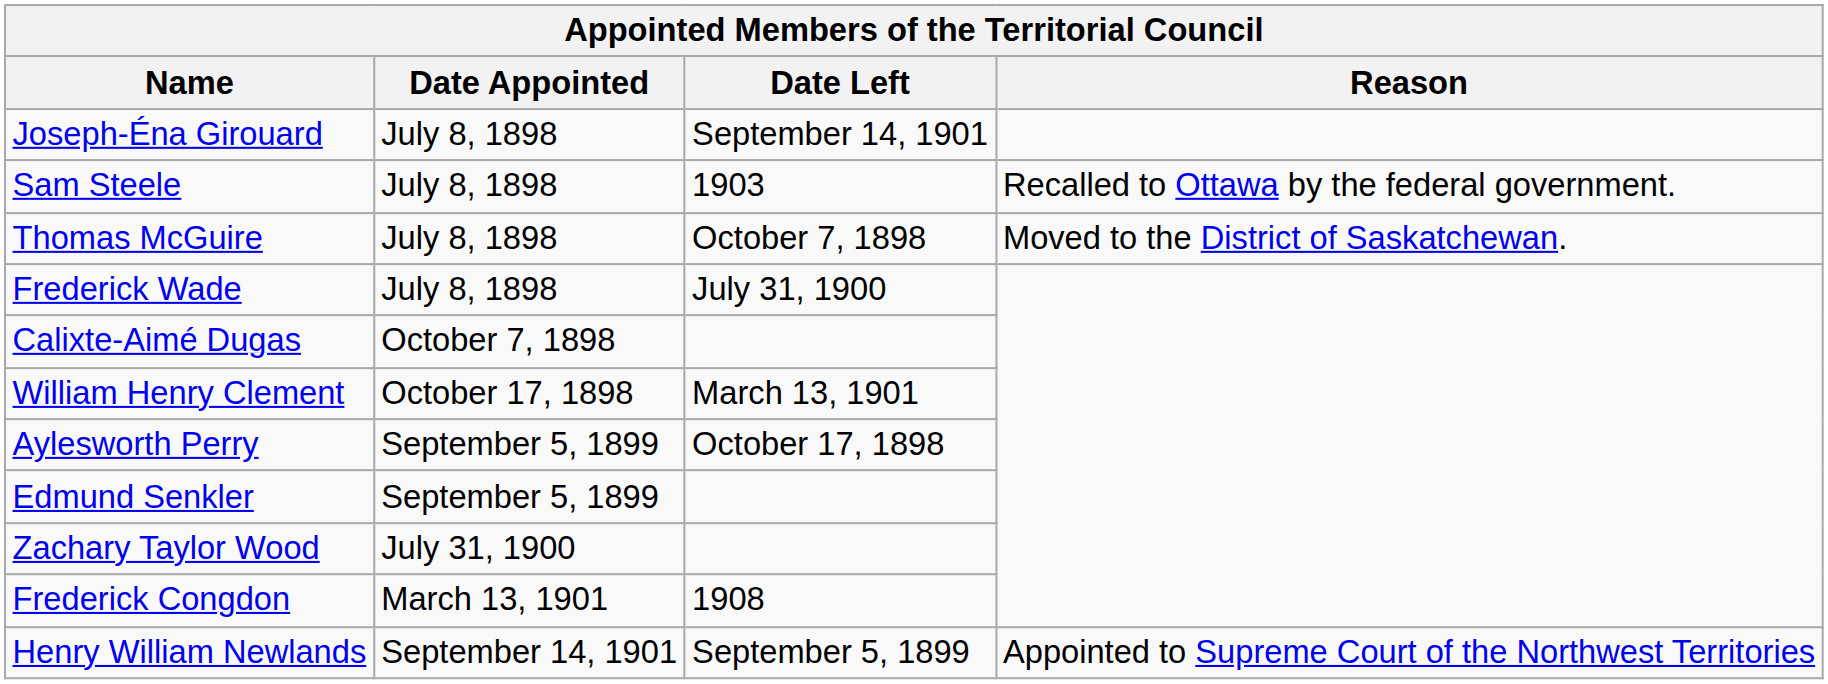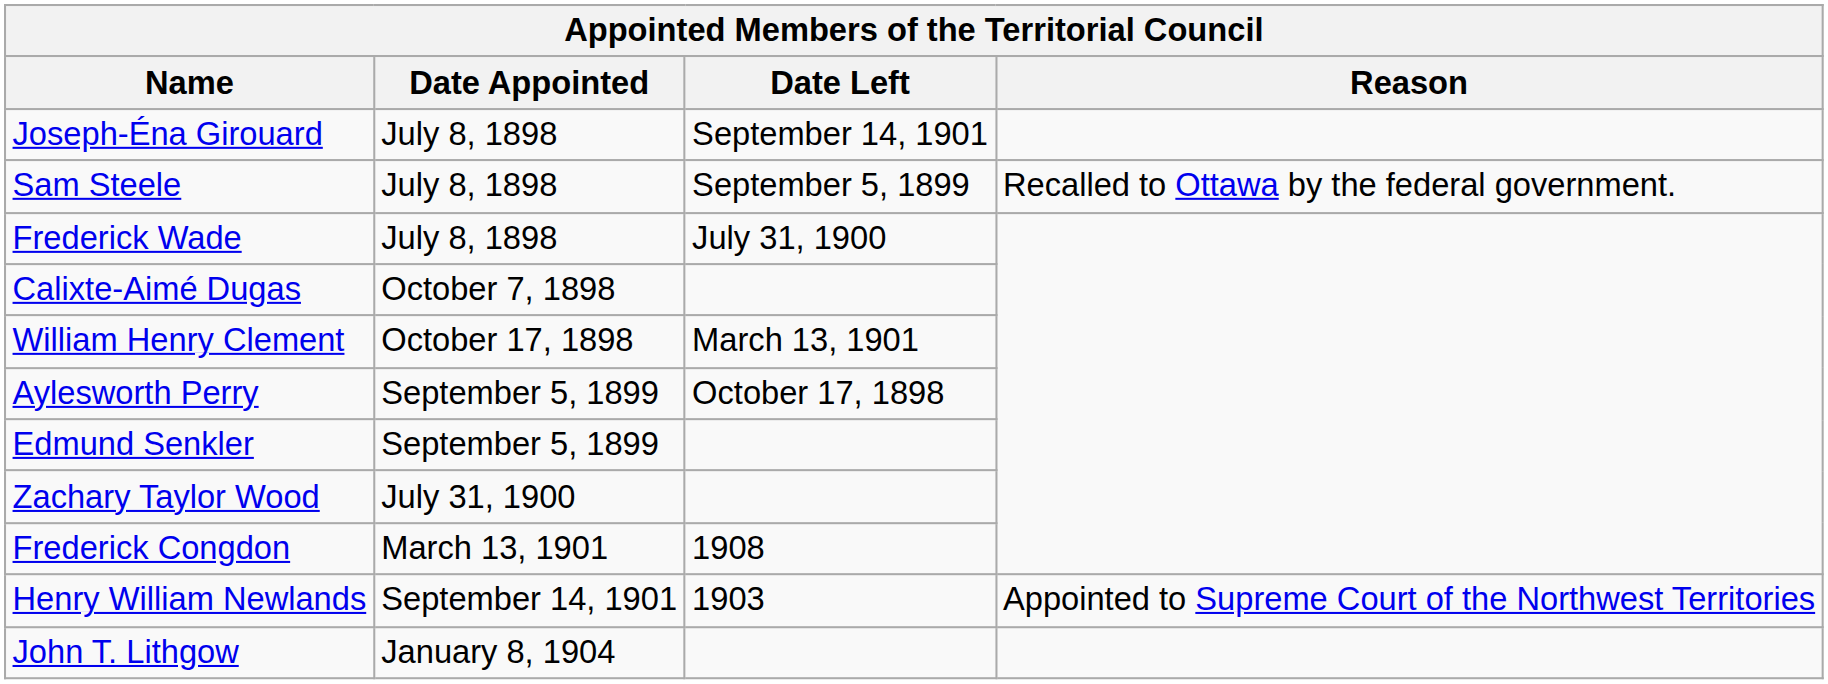(728, 185) 1903 -> (831, 185) September 5, 1899
- row: (138, 237)
(831, 651) September 5, 1899 -> (728, 599) 1903
+ row: (126, 651)
